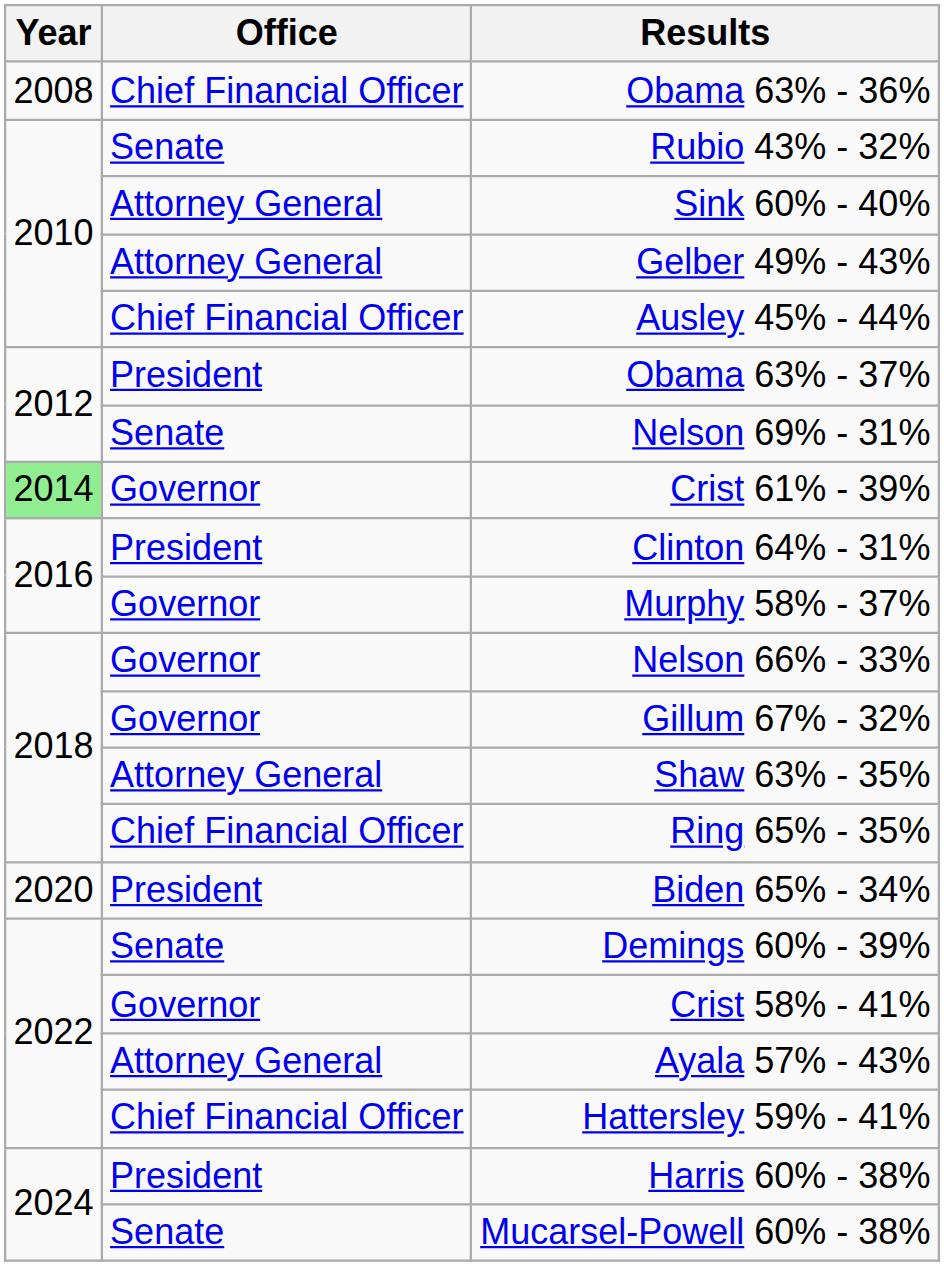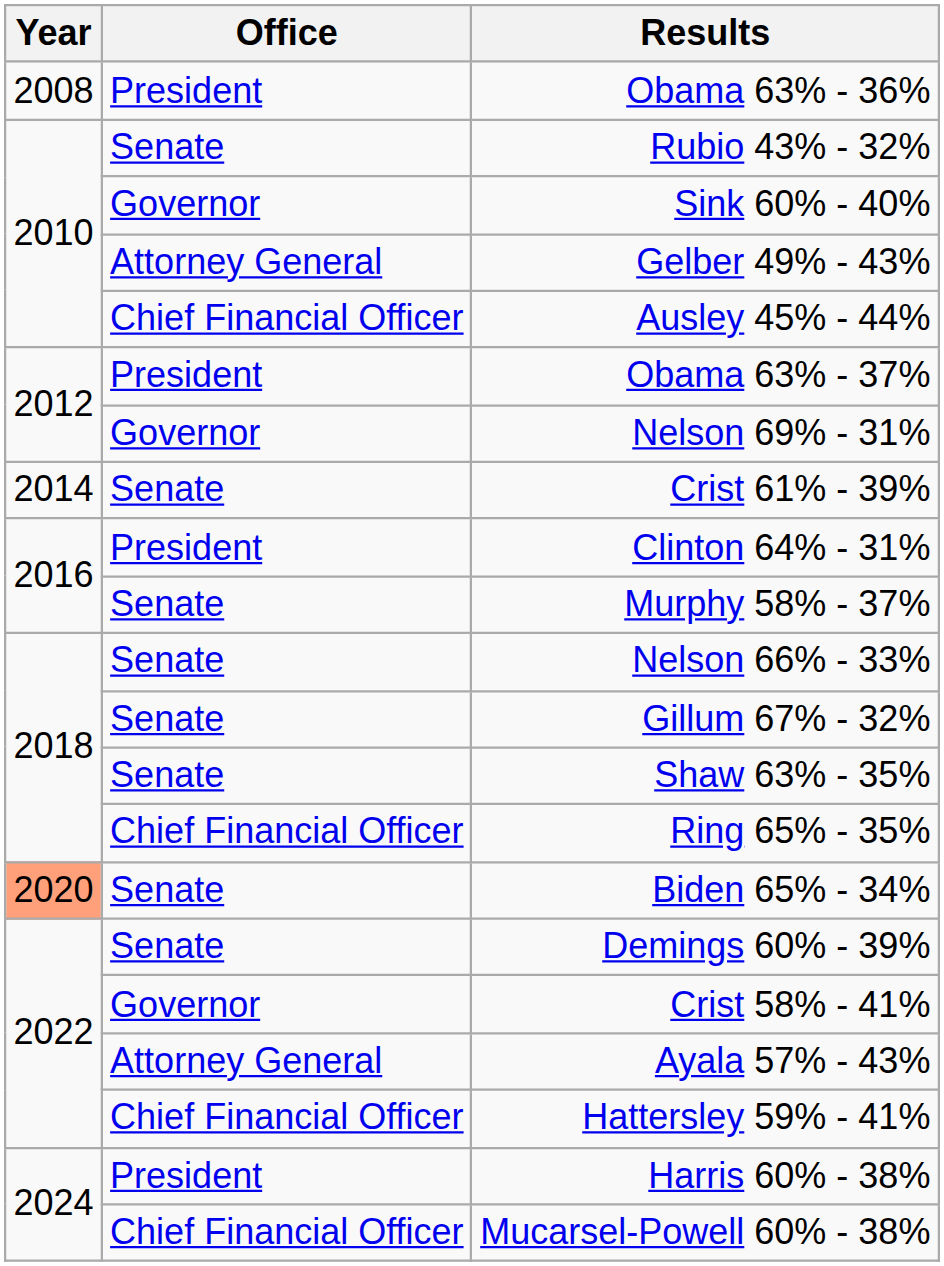(287, 90) Chief Financial Officer -> (186, 90) President
(246, 204) Attorney General -> (185, 204) Governor
(167, 432) Senate -> (185, 432) Governor
(53, 489) lightgreen background -> (53, 489) no background
(185, 489) Governor -> (167, 489) Senate
(185, 603) Governor -> (167, 603) Senate
(185, 661) Governor -> (167, 661) Senate
(185, 718) Governor -> (167, 718) Senate
(246, 775) Attorney General -> (167, 775) Senate
(53, 889) no background -> (53, 889) lightsalmon background
(186, 889) President -> (167, 889) Senate
(167, 1232) Senate -> (287, 1232) Chief Financial Officer
